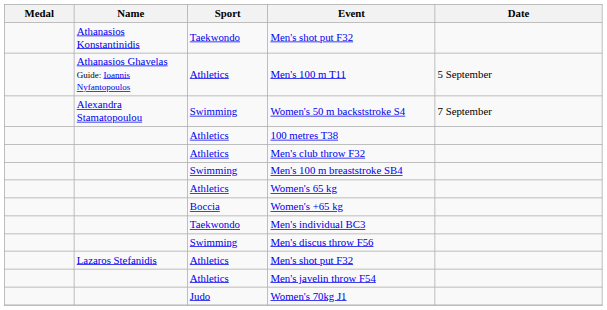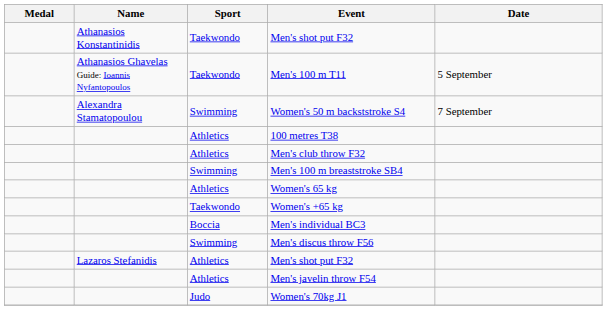(209, 74) Athletics -> (215, 74) Taekwondo
(205, 207) Boccia -> (215, 207) Taekwondo
(215, 225) Taekwondo -> (205, 225) Boccia
